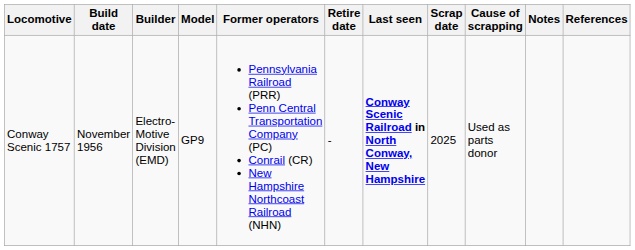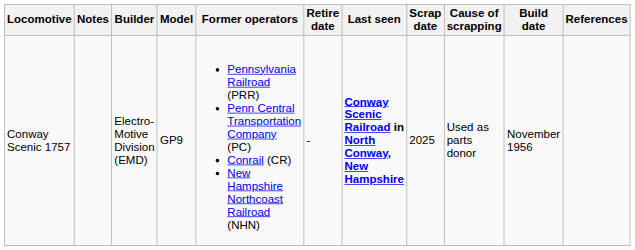columns swapped: (104, 20) <-> (544, 20)
